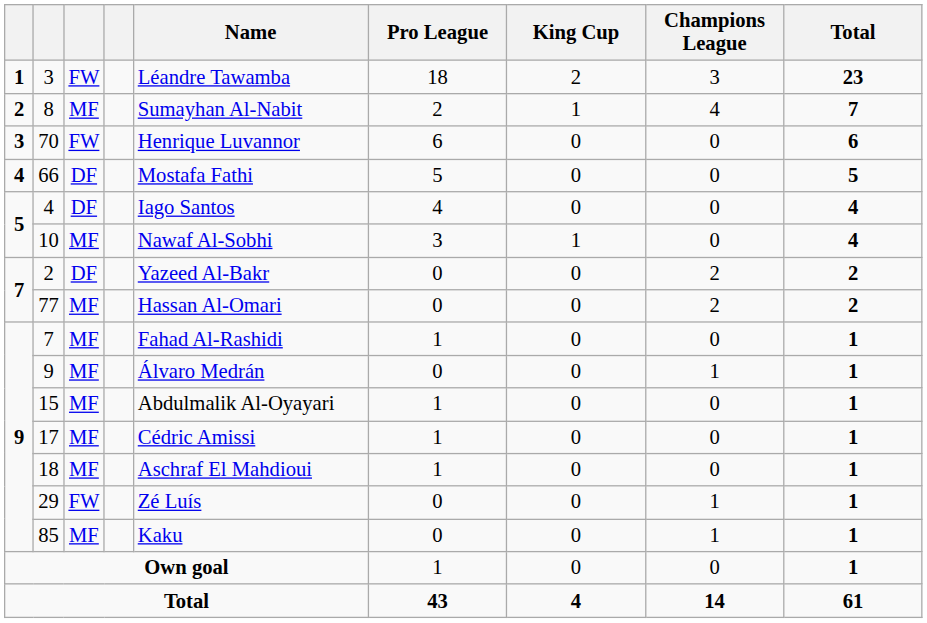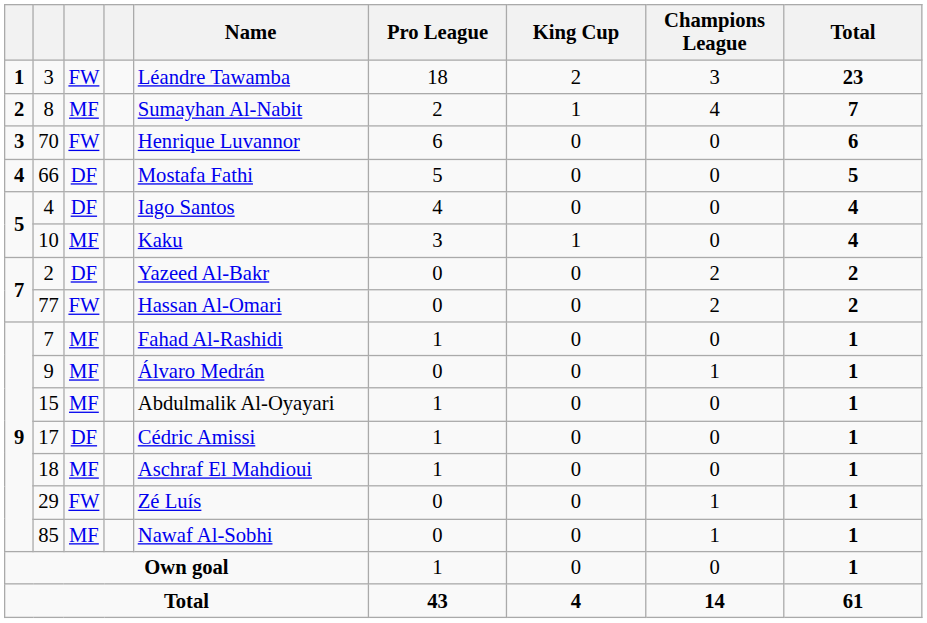(205, 240) Nawaf Al-Sobhi -> (160, 240) Kaku
(84, 305) MF -> (84, 305) FW
(84, 436) MF -> (84, 436) DF
(160, 535) Kaku -> (205, 535) Nawaf Al-Sobhi
